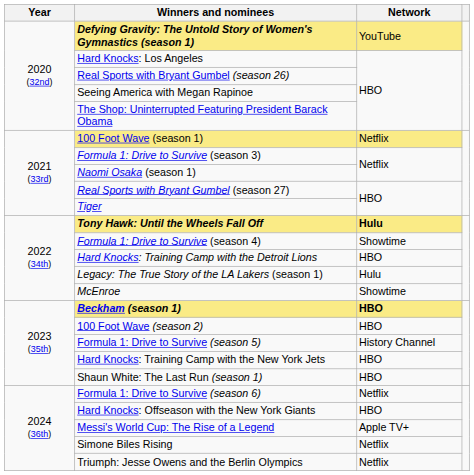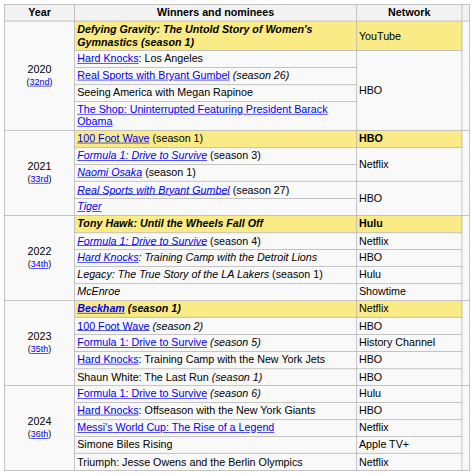(374, 139) Netflix -> (371, 139) HBO
(382, 241) Showtime -> (374, 241) Netflix
(371, 309) HBO -> (374, 309) Netflix
(374, 394) Netflix -> (370, 394) Hulu
(384, 428) Apple TV+ -> (374, 428) Netflix
(374, 445) Netflix -> (384, 445) Apple TV+
